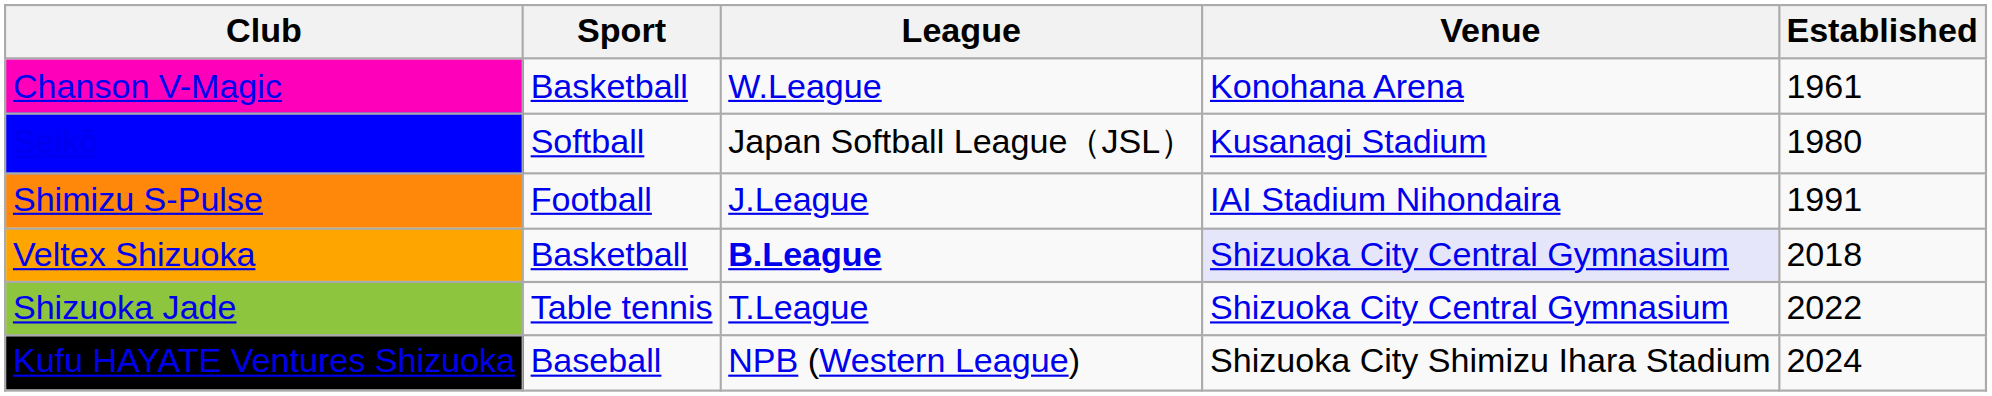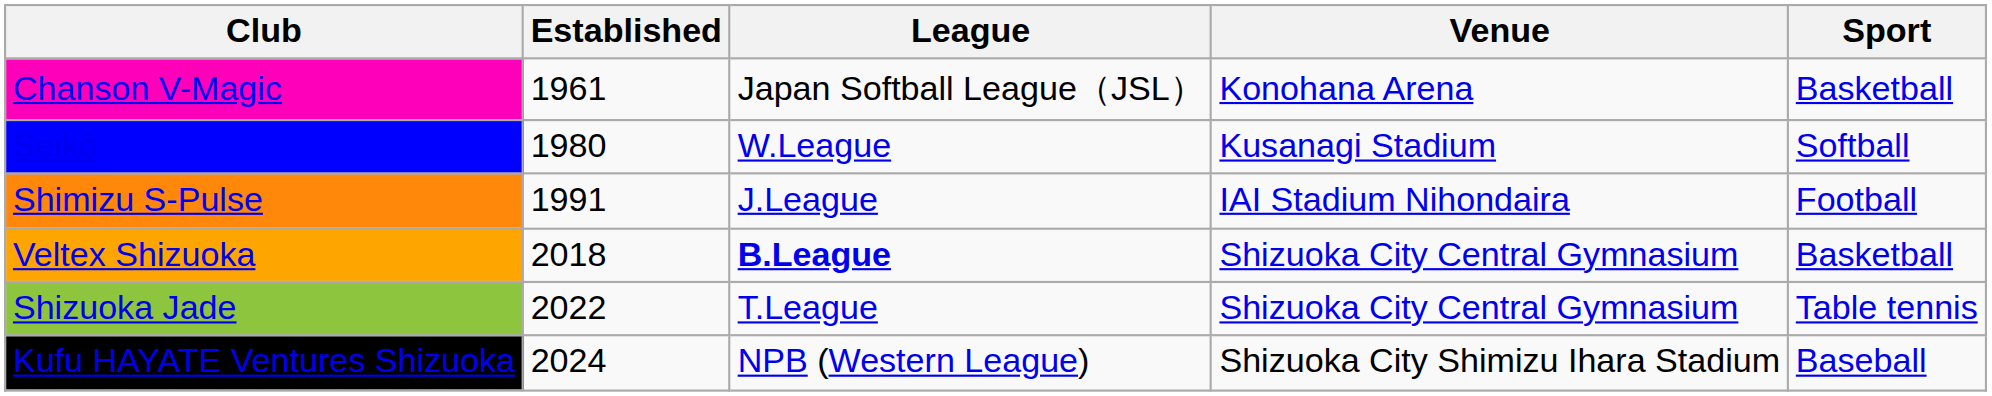columns swapped: (622, 31) <-> (1882, 31)
(805, 85) W.League -> (971, 87) Japan Softball League（JSL）
(961, 141) Japan Softball League（JSL） -> (814, 146) W.League
(1469, 254) lavender background -> (1479, 254) no background
